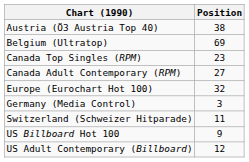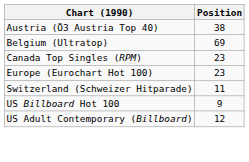- row: (94, 73)
(220, 88) 32 -> (220, 73) 23
- row: (71, 104)
